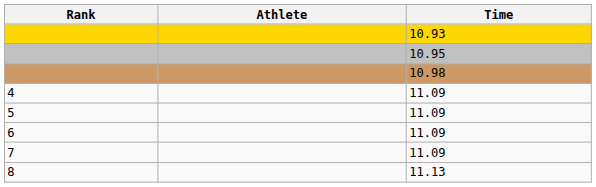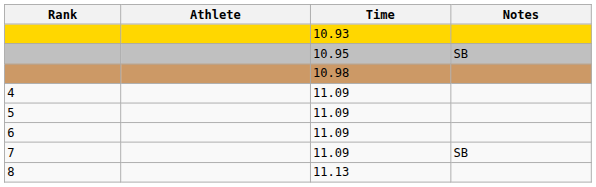+ column: (521, 14)
